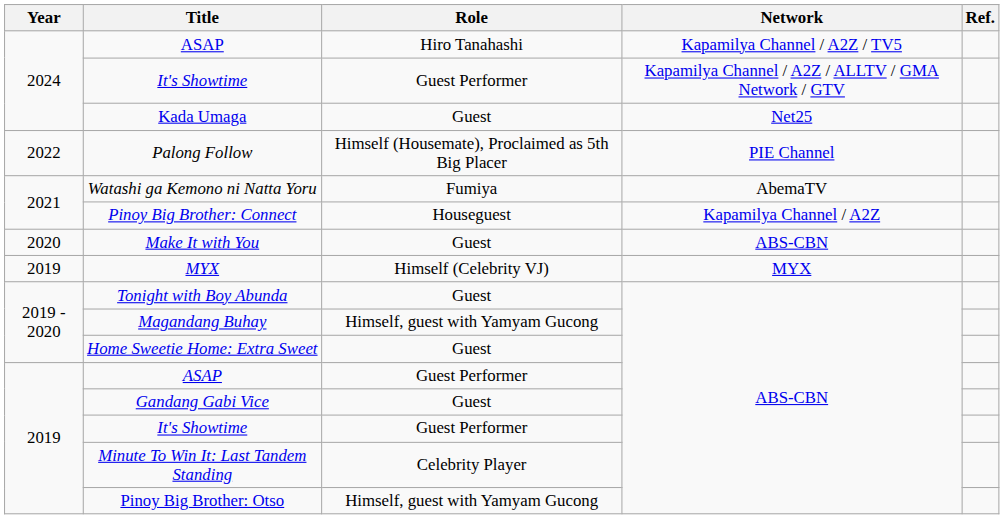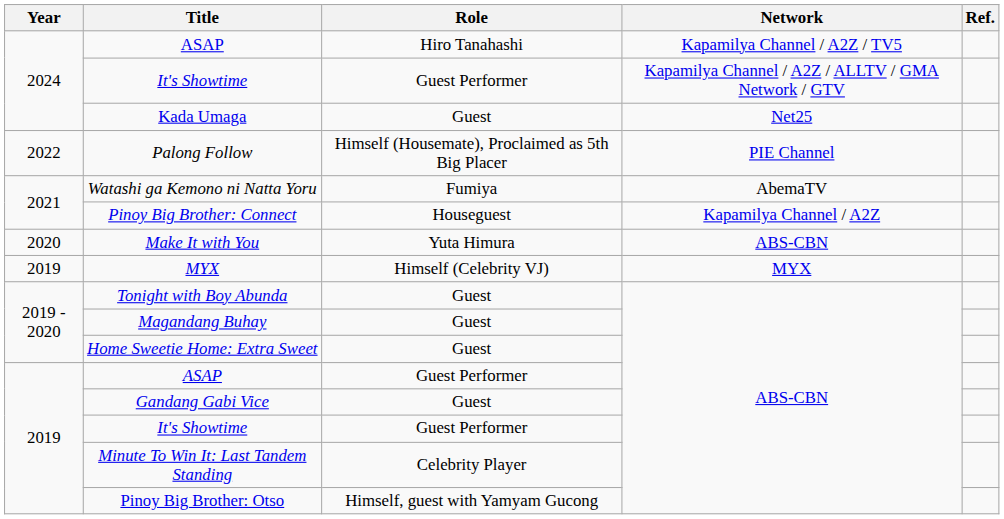(472, 242) Guest -> (472, 242) Yuta Himura
(472, 322) Himself, guest with Yamyam Gucong -> (472, 322) Guest
